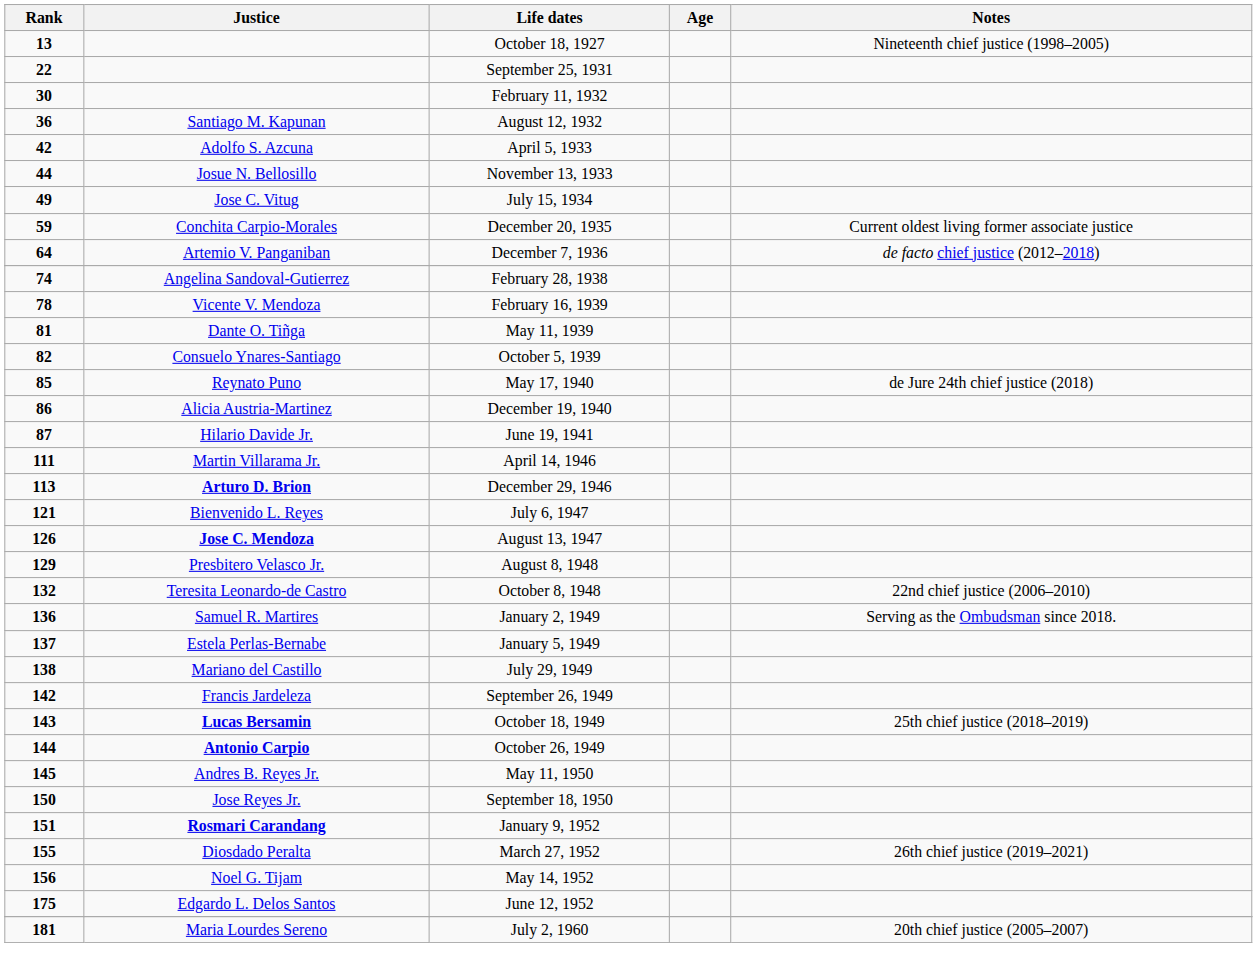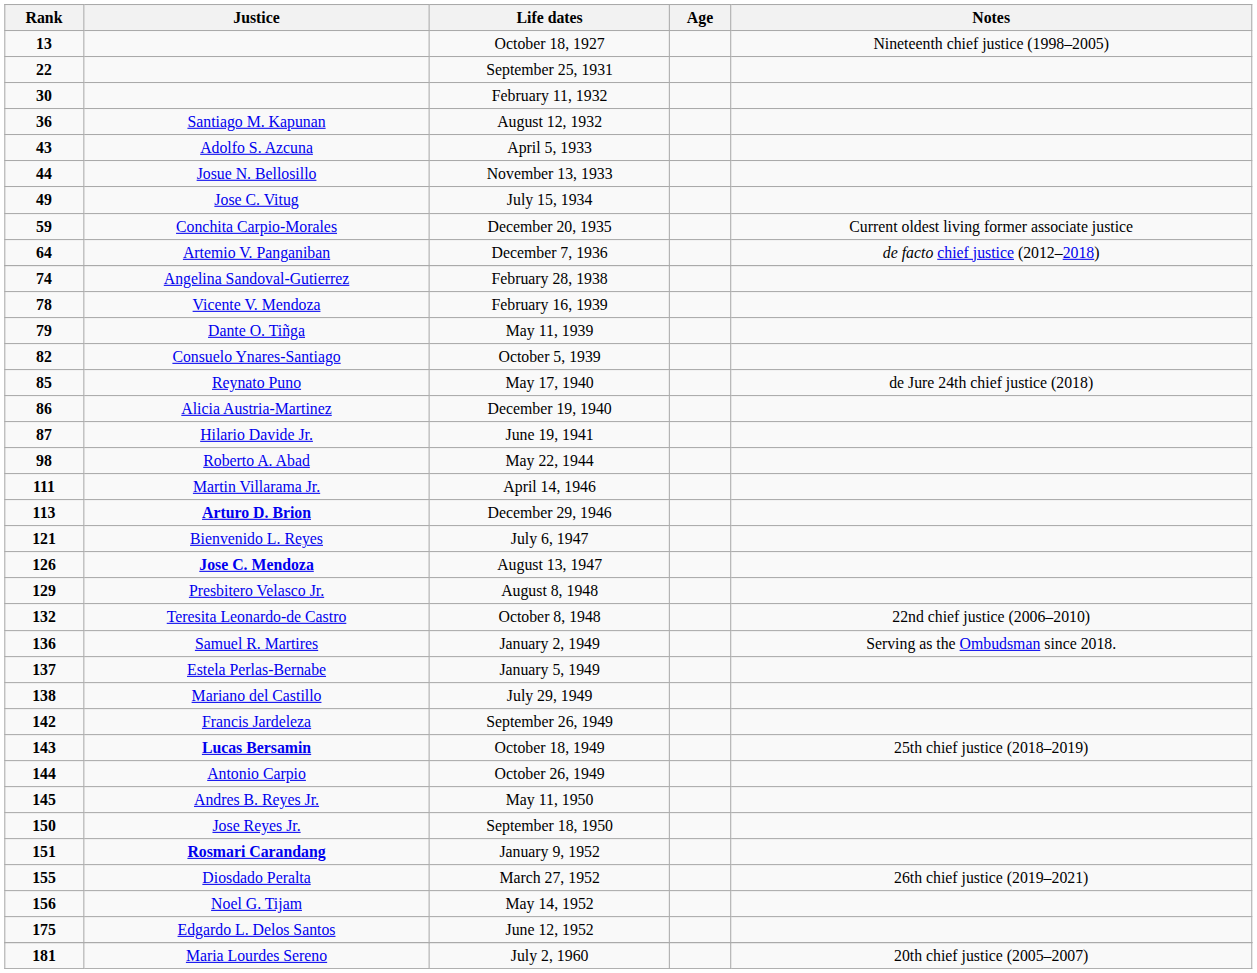(44, 147) 42 -> (44, 147) 43
(44, 330) 81 -> (44, 330) 79
+ row: (550, 460)
(257, 747) bold -> (257, 773) normal
